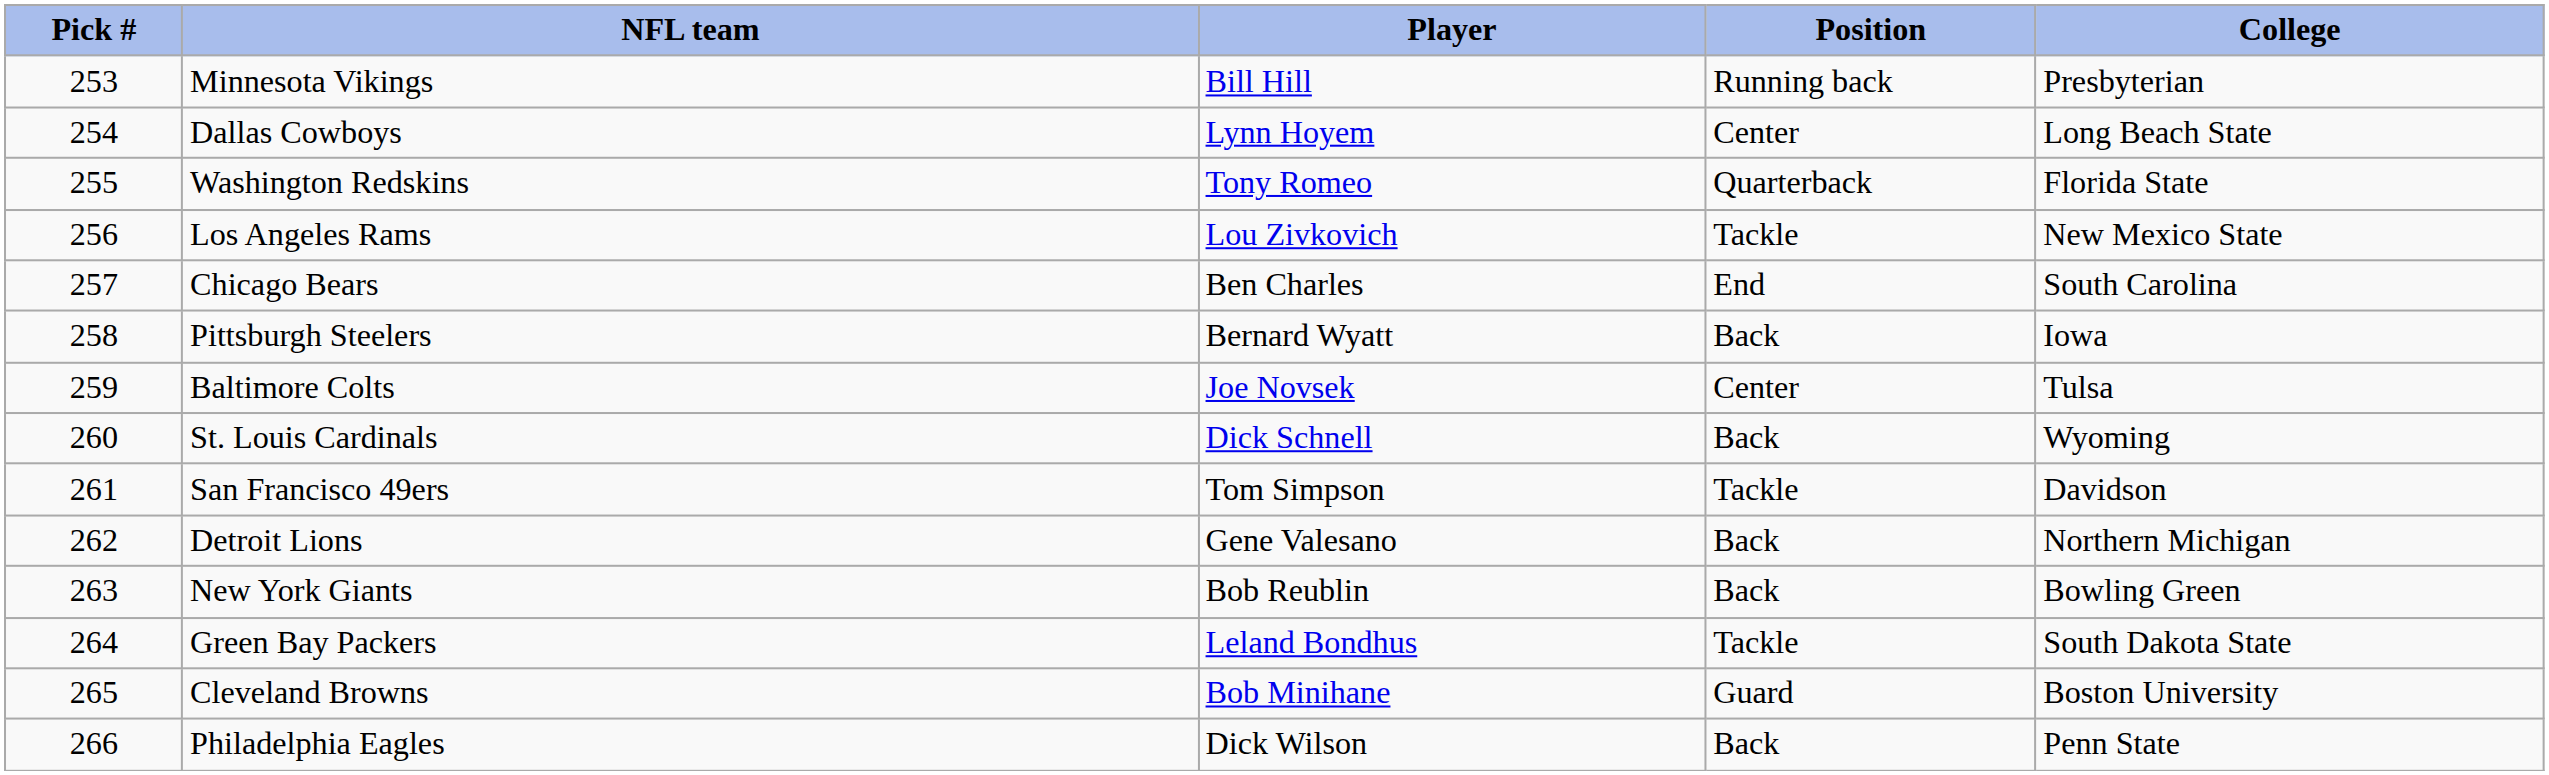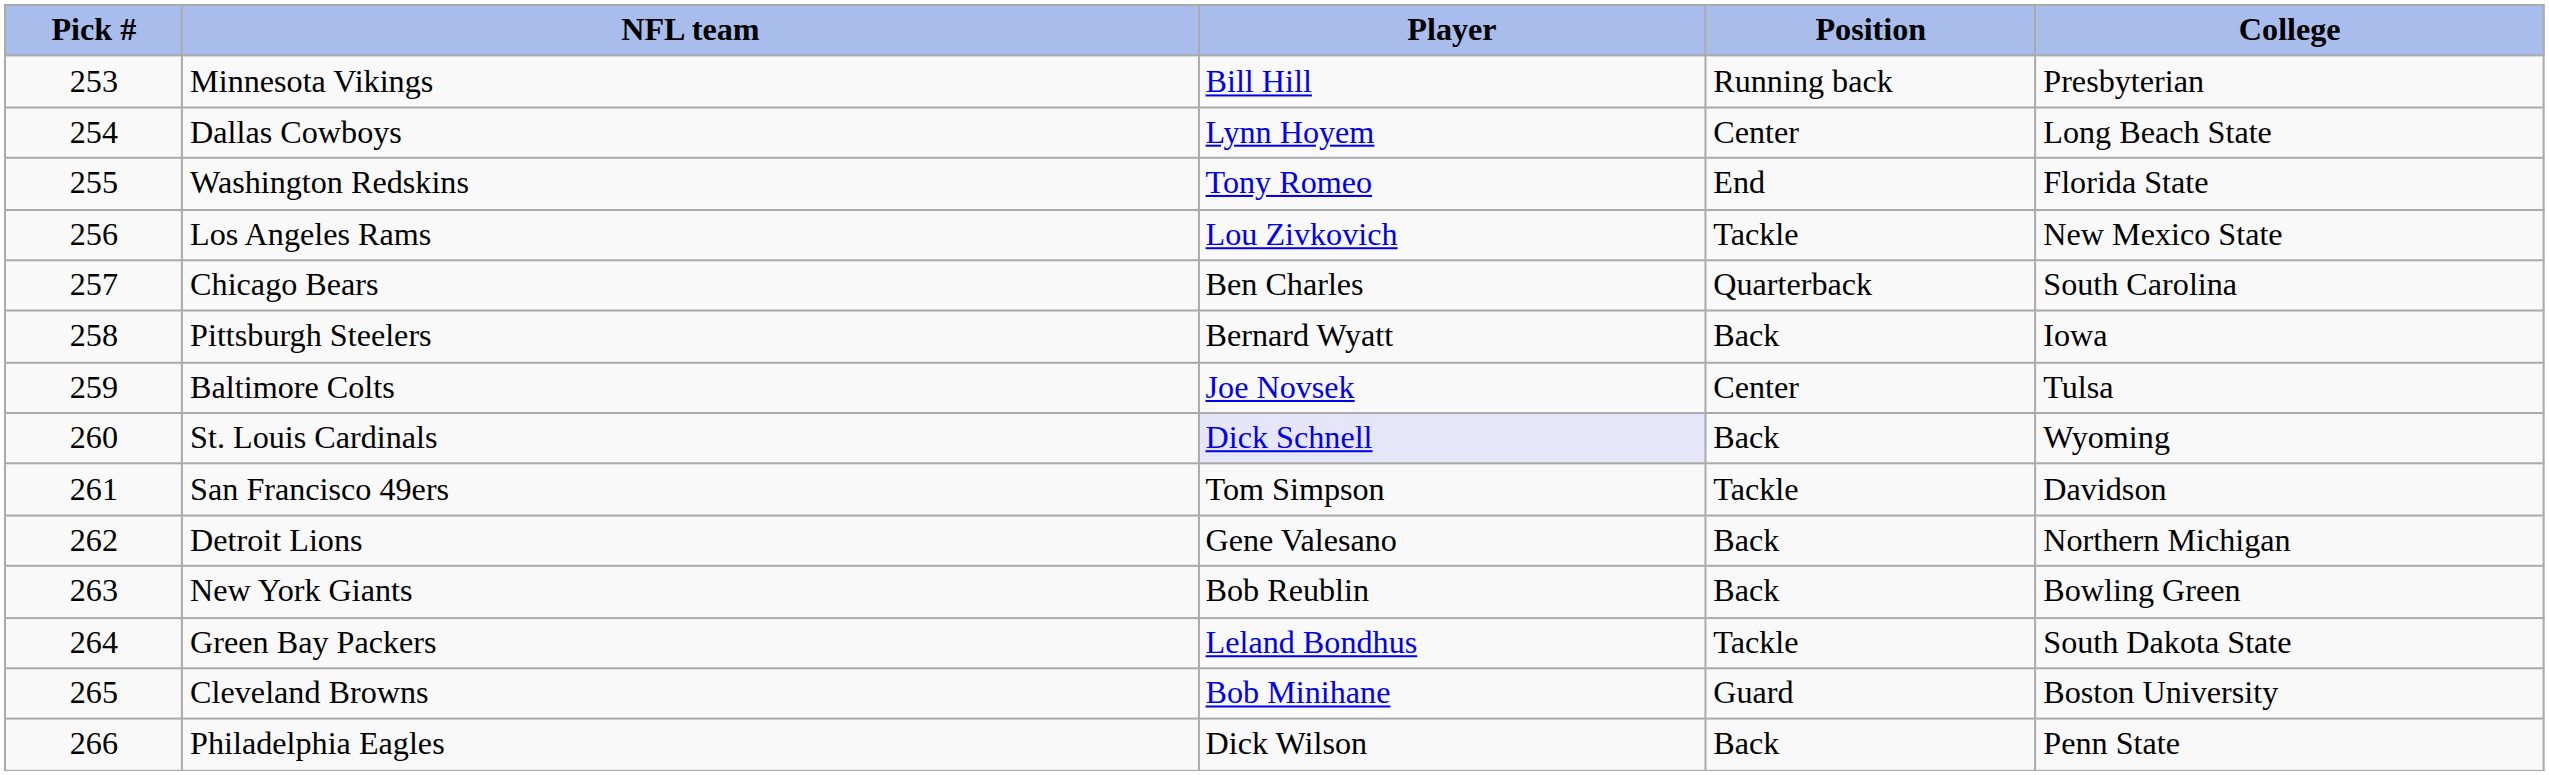(1793, 183) Quarterback -> (1739, 183) End
(1739, 285) End -> (1793, 285) Quarterback
(1289, 438) no background -> (1289, 438) lavender background
